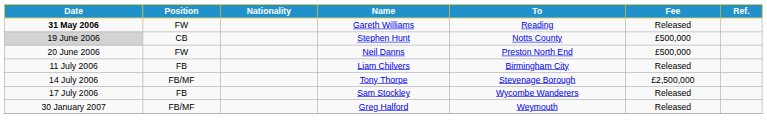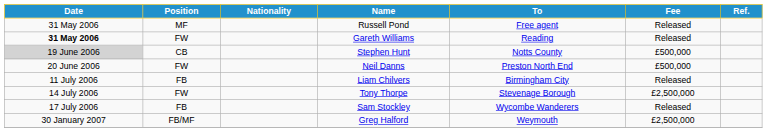+ row: (384, 25)
(181, 80) FB/MF -> (181, 93) FW
(673, 107) Released -> (673, 121) £2,500,000
